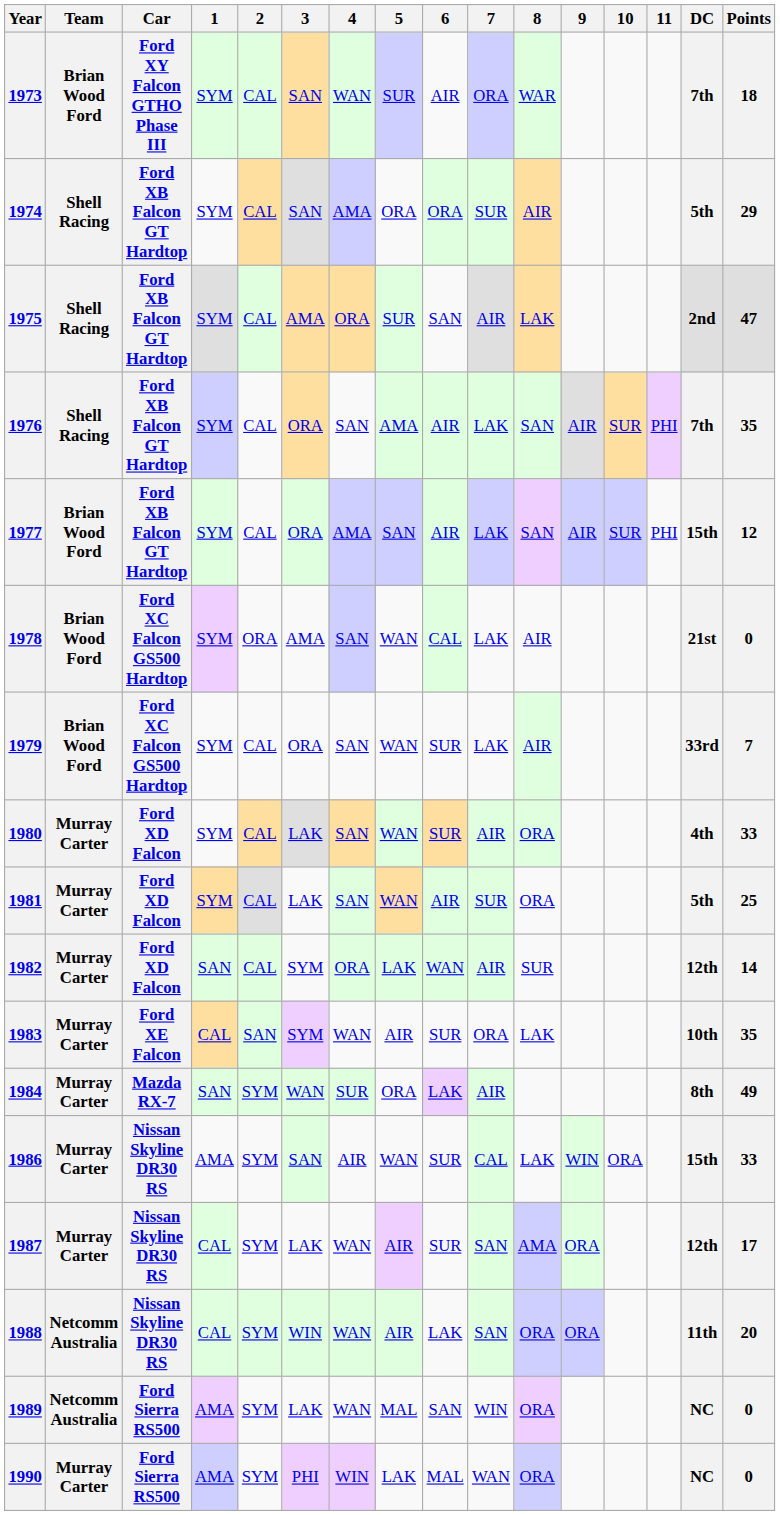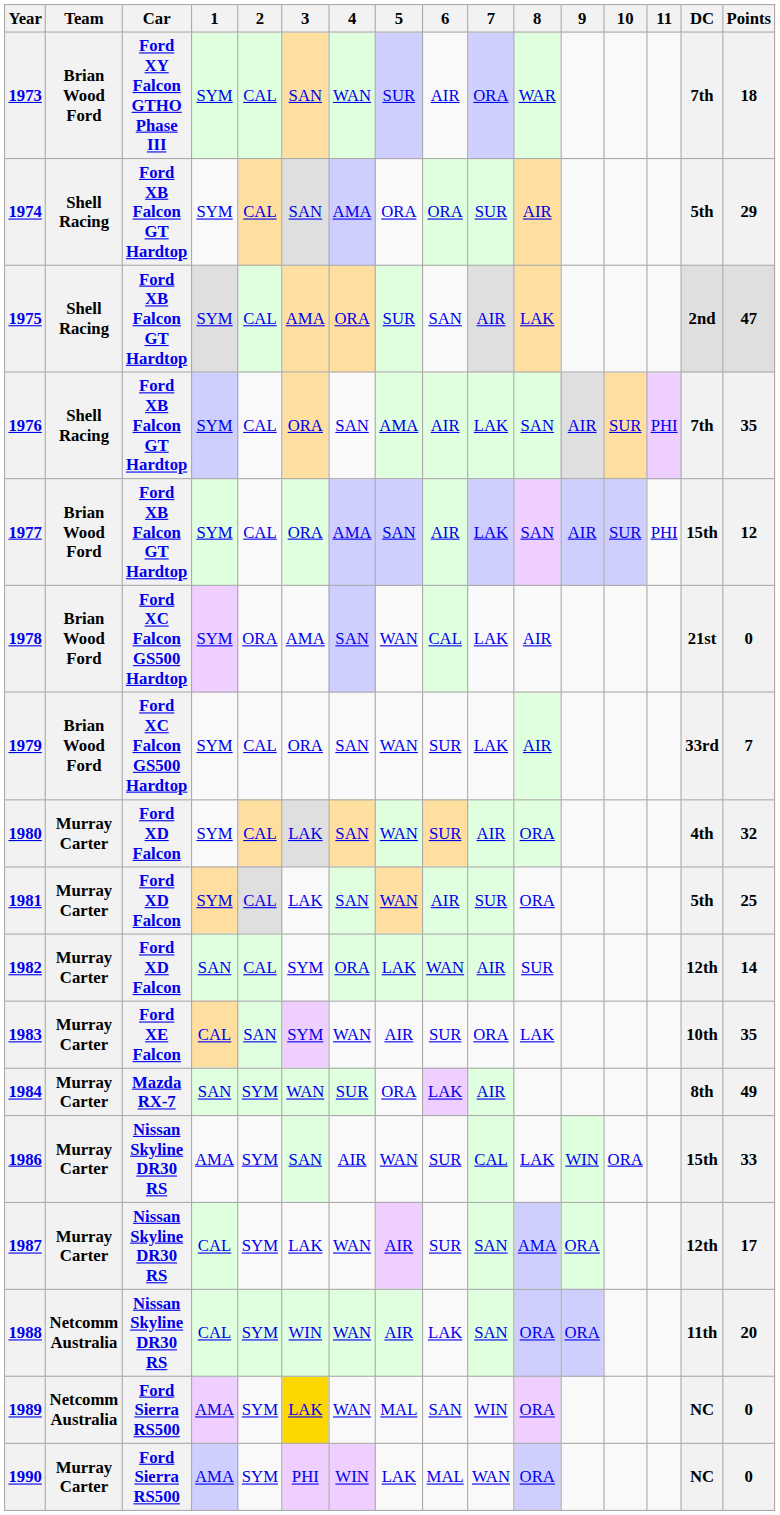(749, 833) 33 -> (749, 833) 32
(305, 1409) no background -> (305, 1409) gold background
